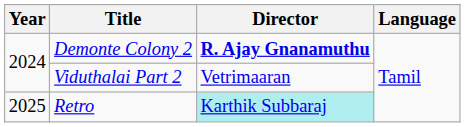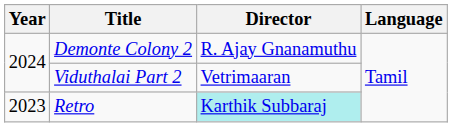(285, 48) bold -> (278, 48) normal
(27, 106) 2025 -> (27, 106) 2023
